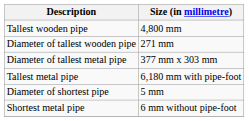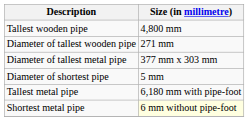rows swapped: (58, 92) <-> (42, 76)
(189, 108) no background -> (189, 108) lightyellow background
